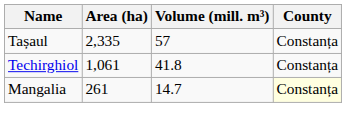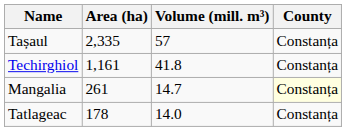(103, 65) 1,061 -> (103, 65) 1,161
+ row: (37, 114)
